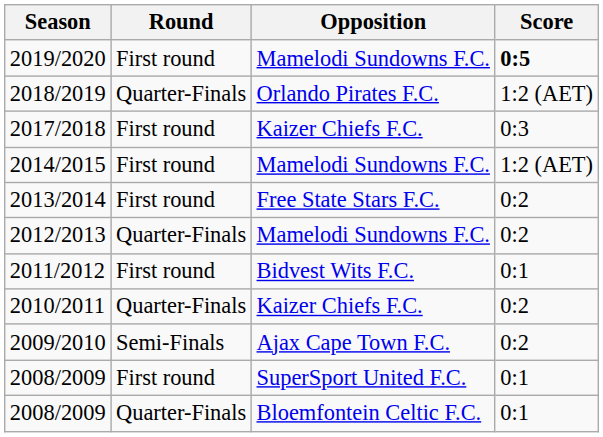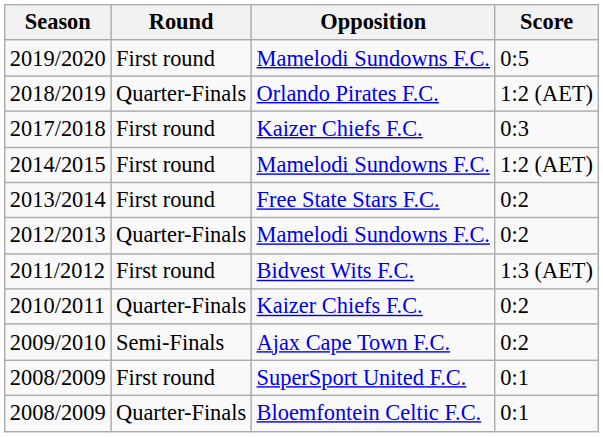(515, 57) bold -> (515, 57) normal
(515, 270) 0:1 -> (547, 270) 1:3 (AET)
